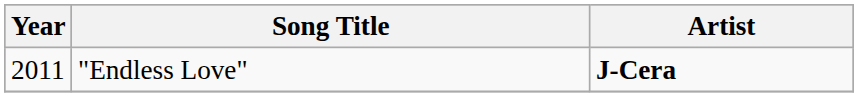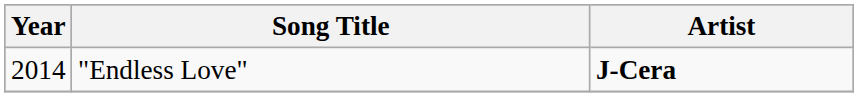(38, 69) 2011 -> (38, 69) 2014
